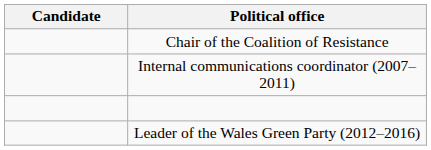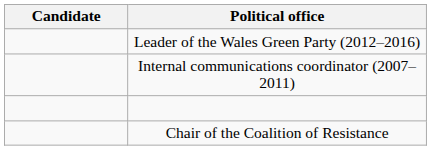rows swapped: (277, 132) <-> (277, 41)
